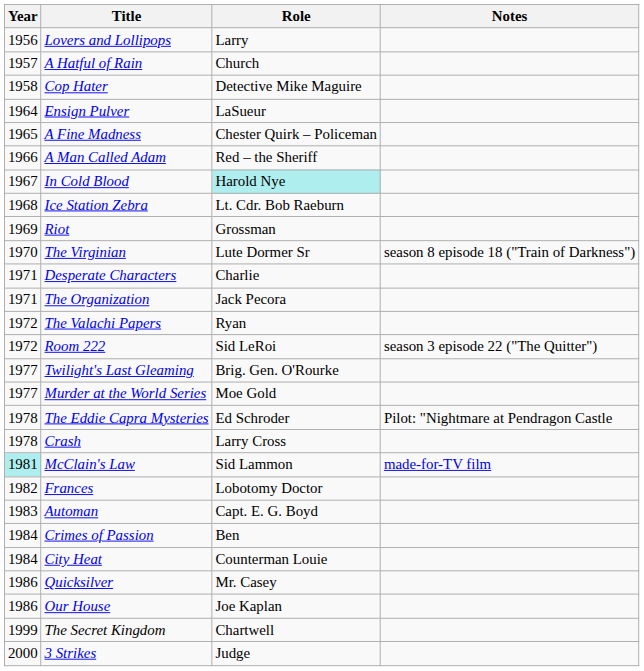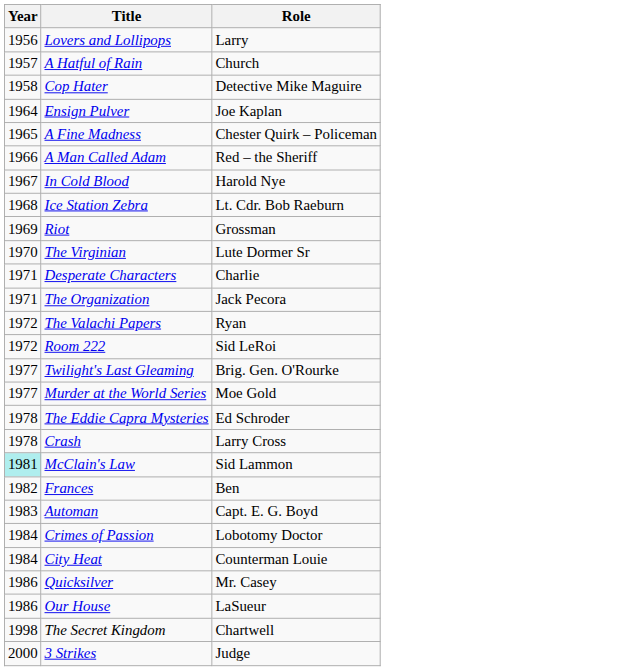- column: (510, 16)
(241, 110) LaSueur -> (249, 110) Joe Kaplan
(250, 181) paleturquoise background -> (250, 181) no background
(269, 488) Lobotomy Doctor -> (227, 488) Ben
(227, 535) Ben -> (269, 535) Lobotomy Doctor
(249, 606) Joe Kaplan -> (241, 606) LaSueur
(23, 629) 1999 -> (23, 629) 1998
